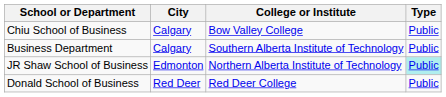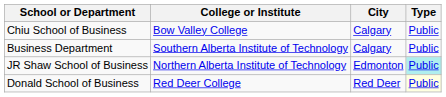columns swapped: (306, 13) <-> (178, 13)
(424, 83) no background -> (424, 83) lightyellow background
